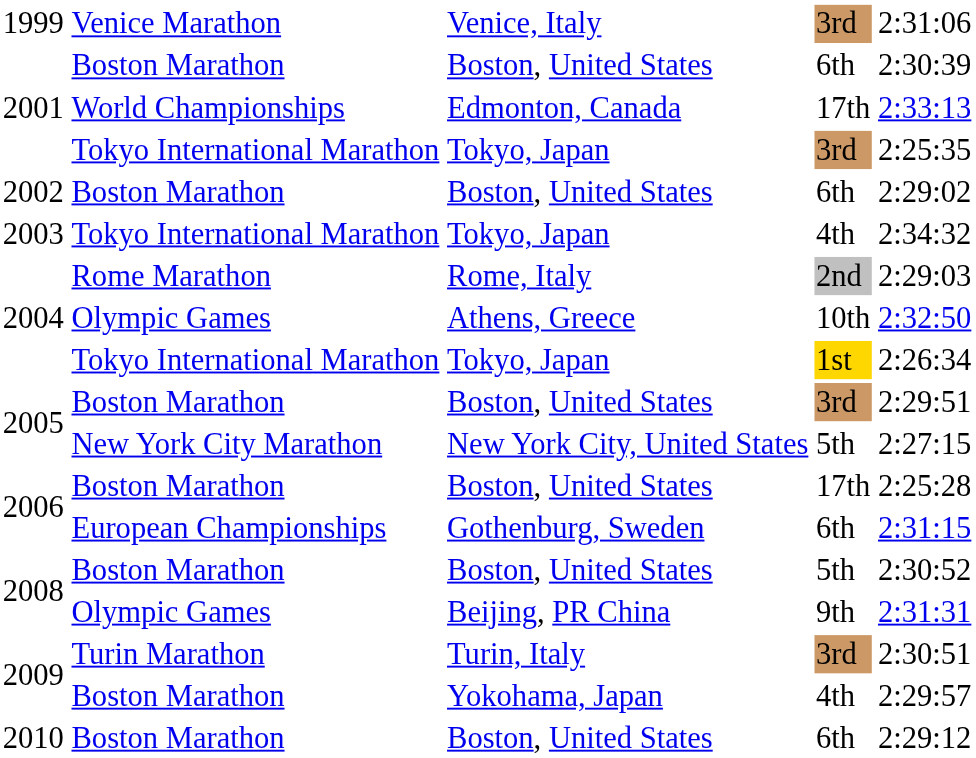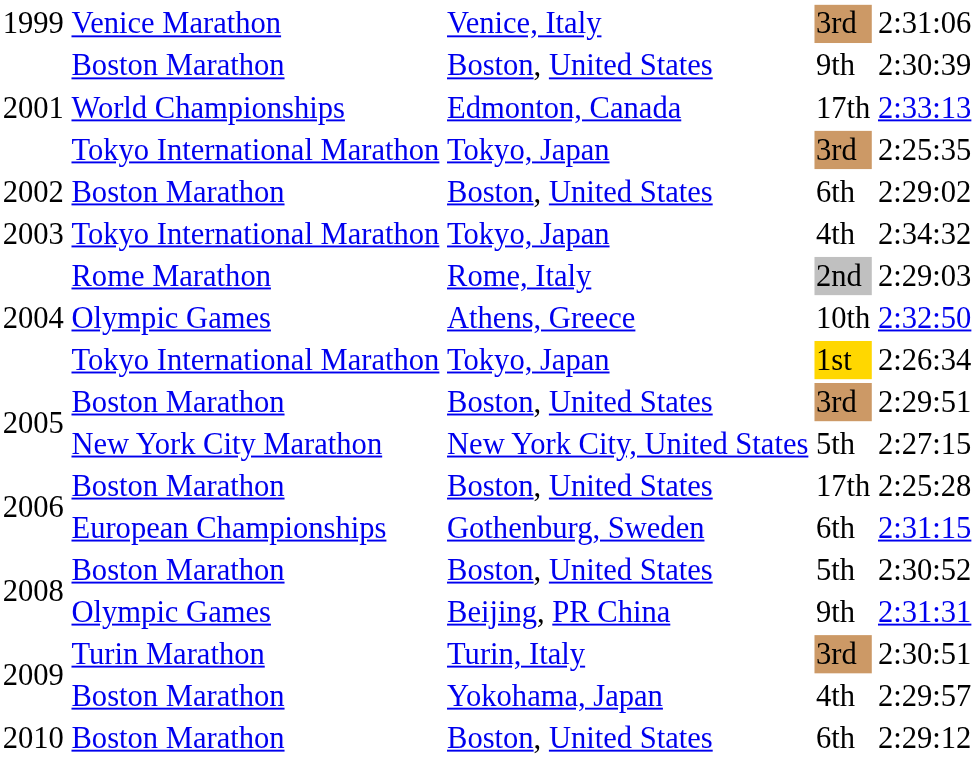(836, 65) 6th -> (836, 65) 9th
